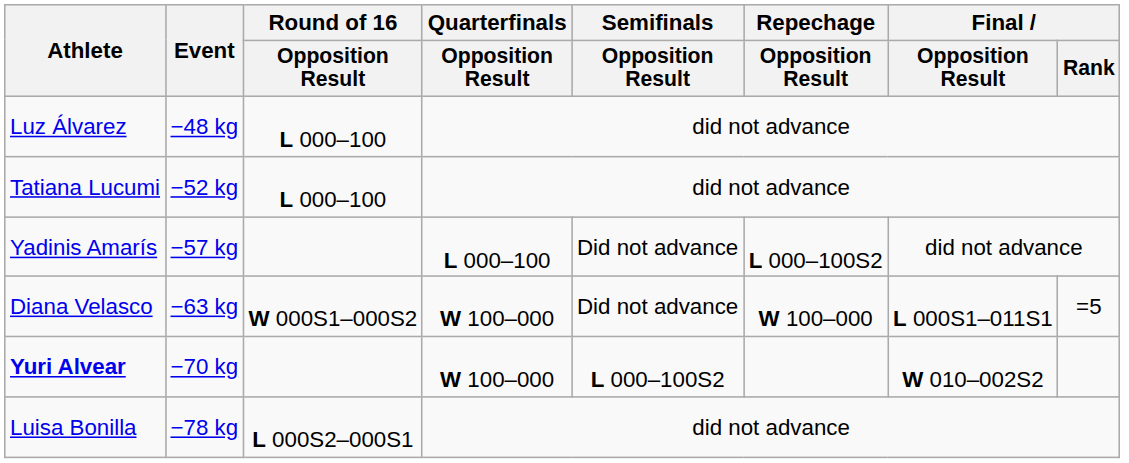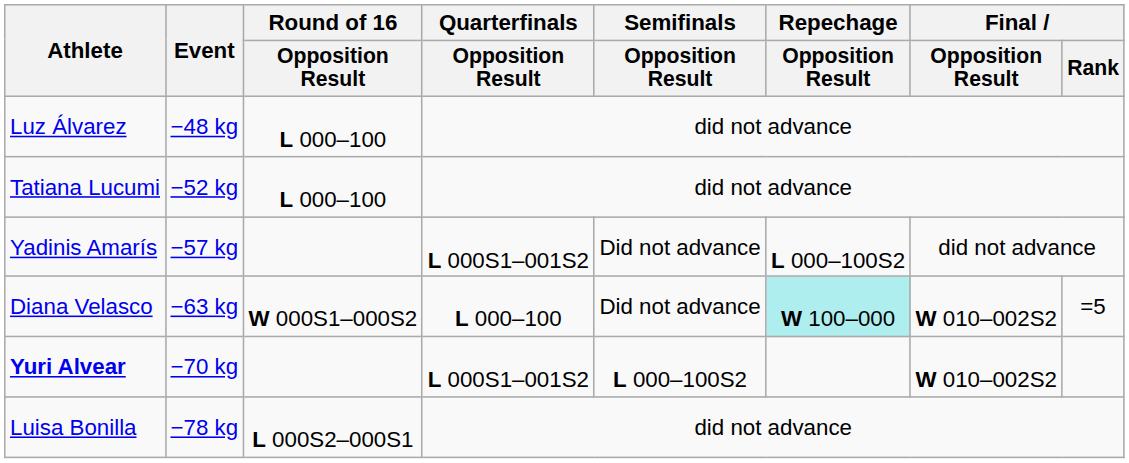(497, 260) L 000–100 -> (508, 260) L 000S1–001S2
(497, 320) W 100–000 -> (508, 320) L 000–100
(816, 320) no background -> (838, 320) paleturquoise background
(973, 320) L 000S1–011S1 -> (986, 320) W 010–002S2
(497, 380) W 100–000 -> (508, 380) L 000S1–001S2
